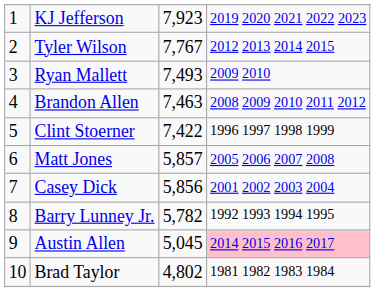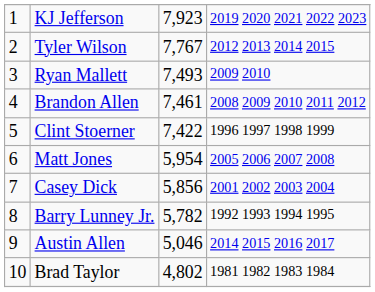(183, 103) 7,463 -> (183, 103) 7,461
(183, 159) 5,857 -> (183, 159) 5,954
(183, 243) 5,045 -> (183, 243) 5,046
(272, 243) pink background -> (272, 243) no background
